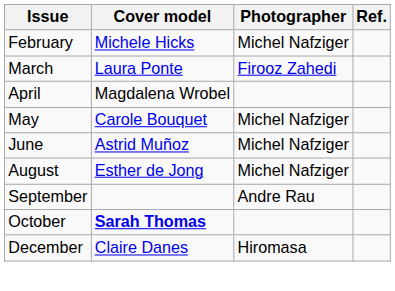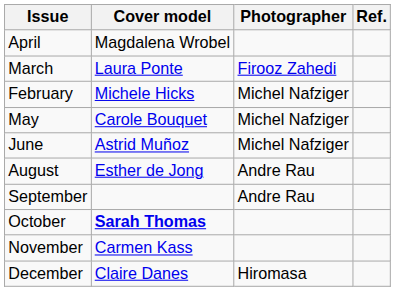rows swapped: (41, 42) <-> (24, 94)
(293, 171) Michel Nafziger -> (276, 171) Andre Rau
+ row: (46, 247)
